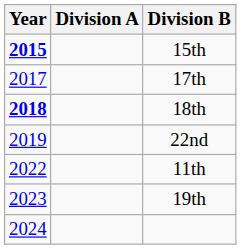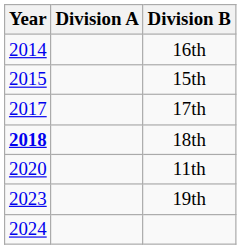+ row: (189, 49)
(28, 49) bold -> (28, 79) normal
- row: (189, 139)
(28, 169) 2022 -> (28, 169) 2020
